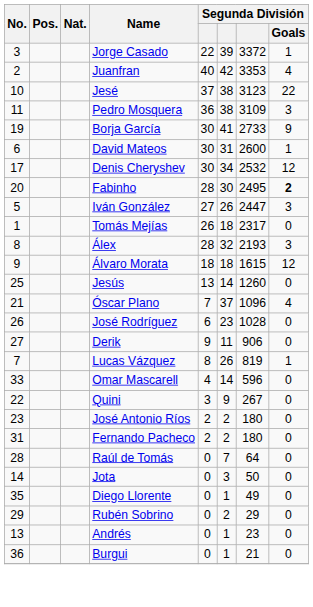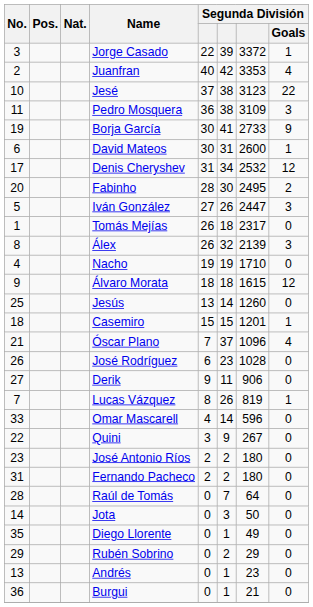(207, 168) 30 -> (207, 168) 31
(288, 187) bold -> (288, 187) normal
(207, 245) 28 -> (207, 245) 26
(252, 245) 2193 -> (252, 245) 2139
+ row: (110, 264)
+ row: (118, 322)
